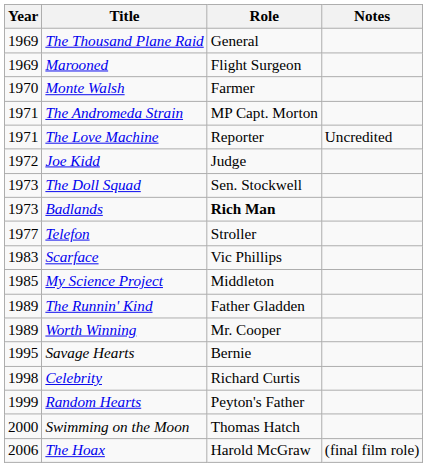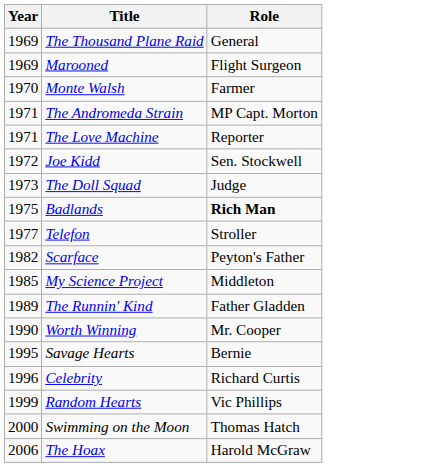- column: (372, 16)
(228, 161) Judge -> (256, 161) Sen. Stockwell
(256, 185) Sen. Stockwell -> (228, 185) Judge
(23, 209) 1973 -> (23, 209) 1975
(23, 257) 1983 -> (23, 257) 1982
(246, 257) Vic Phillips -> (257, 257) Peyton's Father
(23, 329) 1989 -> (23, 329) 1990
(23, 378) 1998 -> (23, 378) 1996
(257, 402) Peyton's Father -> (246, 402) Vic Phillips
